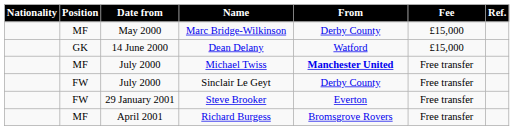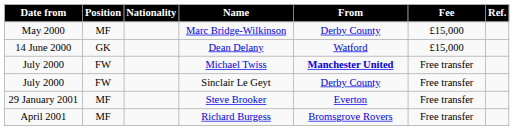columns swapped: (140, 13) <-> (32, 13)
(80, 65) MF -> (103, 65) FW
(80, 100) FW -> (103, 100) MF
